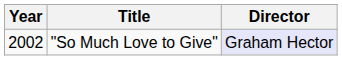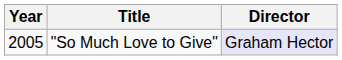(26, 42) 2002 -> (26, 42) 2005
